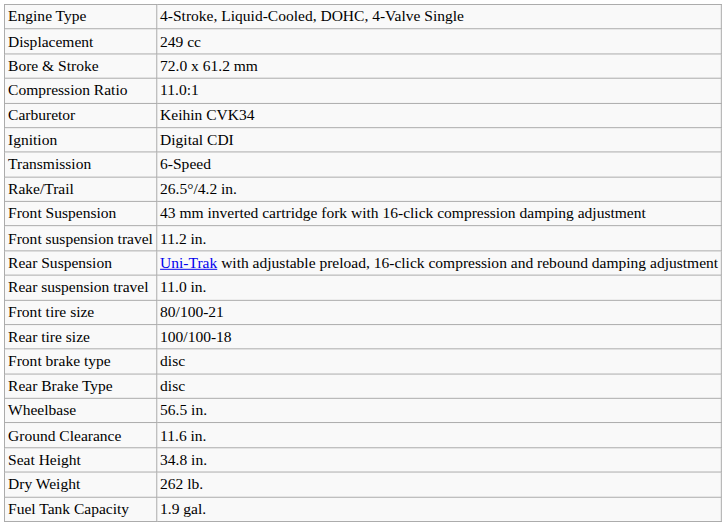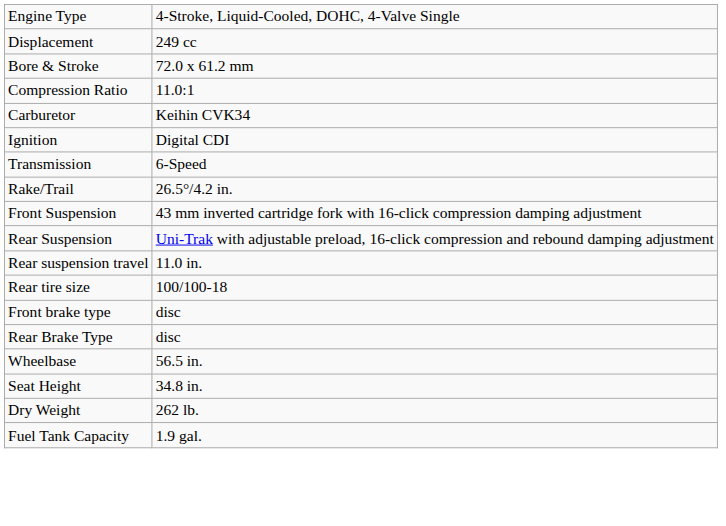- row: (80, 238)
- row: (51, 312)
- row: (65, 435)
